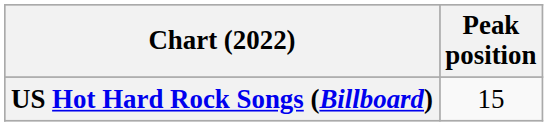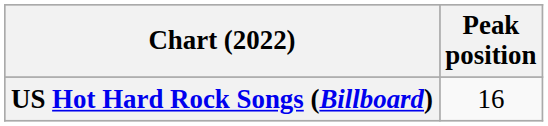(491, 98) 15 -> (491, 98) 16
